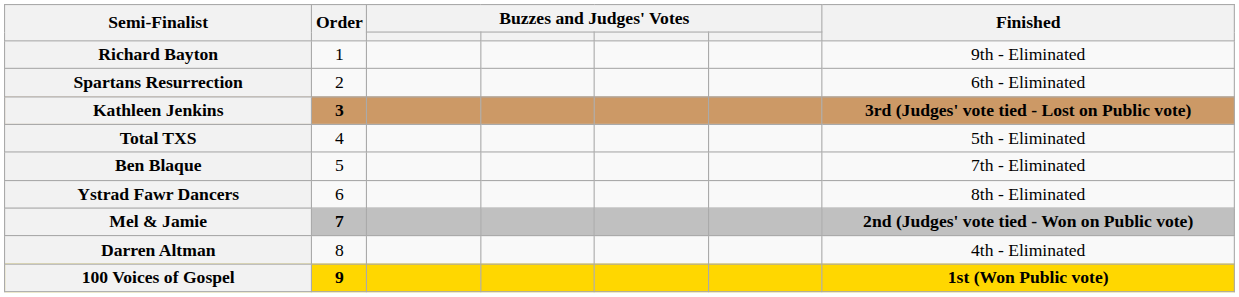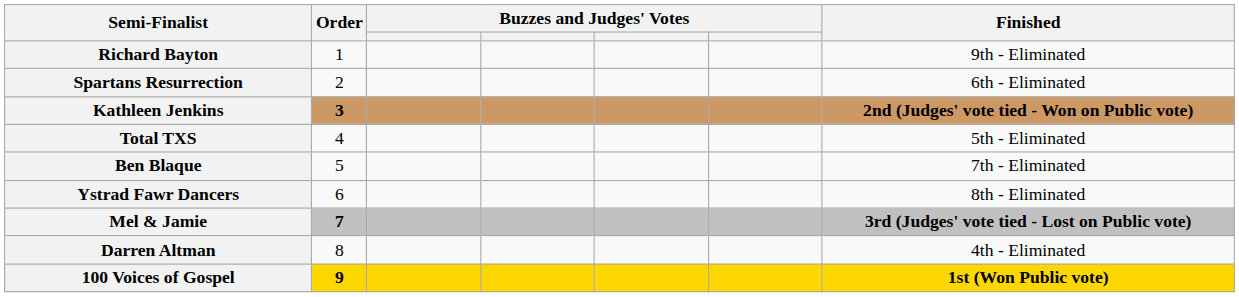(1028, 110) 3rd (Judges' vote tied - Lost on Public vote) -> (1028, 110) 2nd (Judges' vote tied - Won on Public vote)
(1028, 221) 2nd (Judges' vote tied - Won on Public vote) -> (1028, 221) 3rd (Judges' vote tied - Lost on Public vote)
